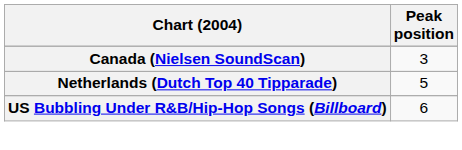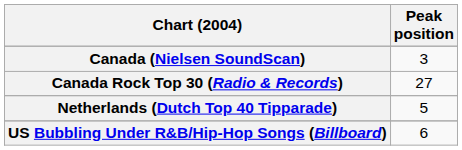+ row: (197, 83)
